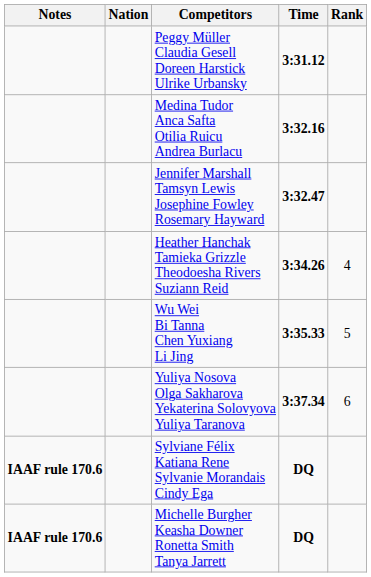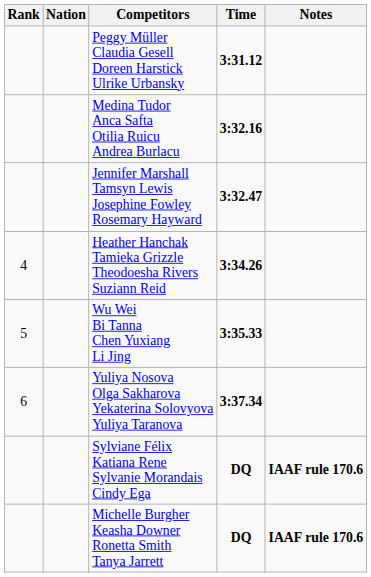columns swapped: (347, 15) <-> (55, 15)
